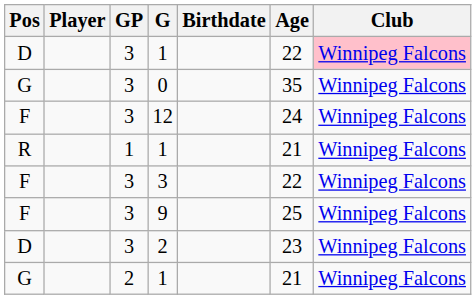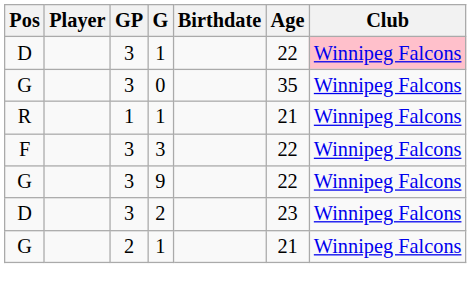- row: (129, 117)
(25, 213) F -> (25, 181) G
(292, 213) 25 -> (288, 181) 22
